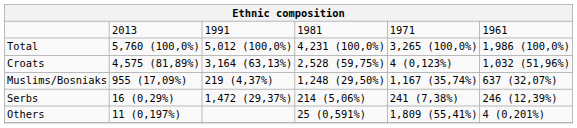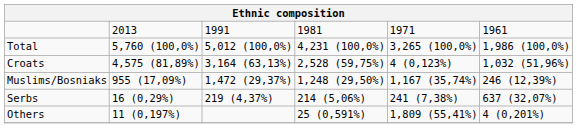(239, 81) 219 (4,37%) -> (248, 81) 1,472 (29,37%)
(520, 81) 637 (32,07%) -> (520, 81) 246 (12,39%)
(248, 98) 1,472 (29,37%) -> (239, 98) 219 (4,37%)
(520, 98) 246 (12,39%) -> (520, 98) 637 (32,07%)
